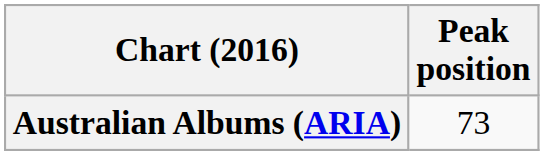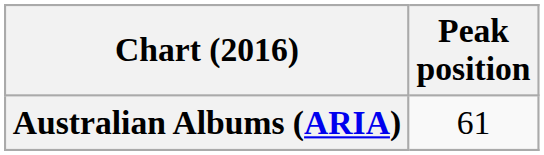(474, 122) 73 -> (474, 122) 61
